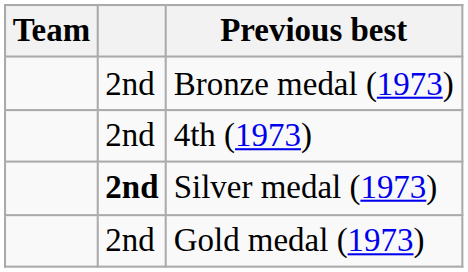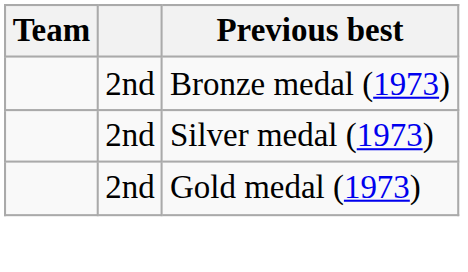- row: (243, 135)
(132, 187) bold -> (130, 135) normal
